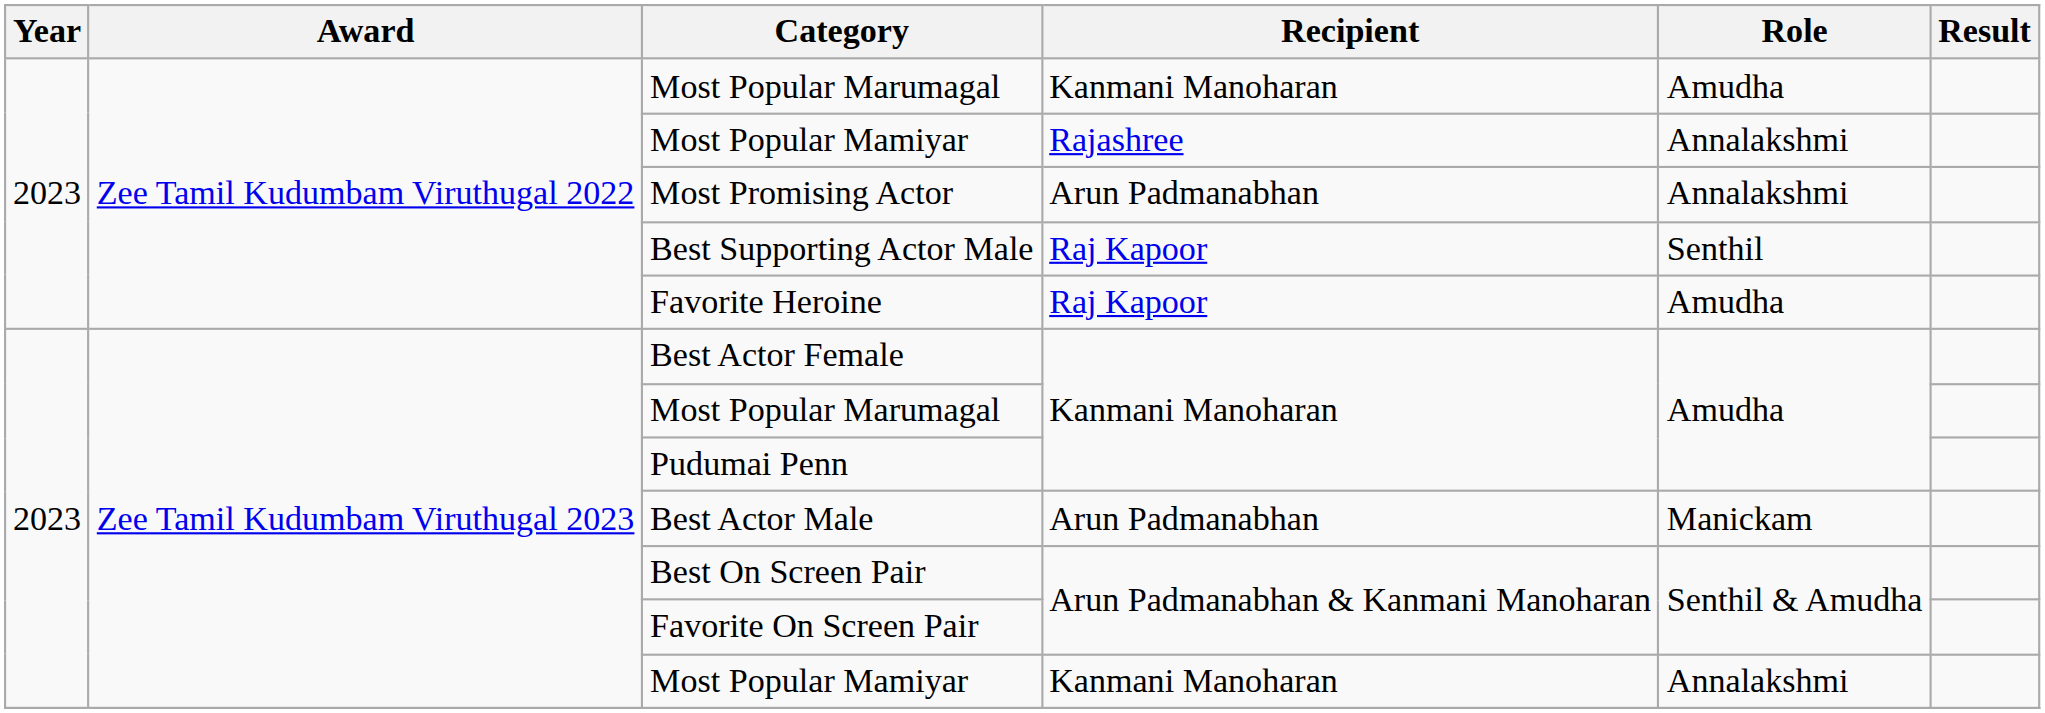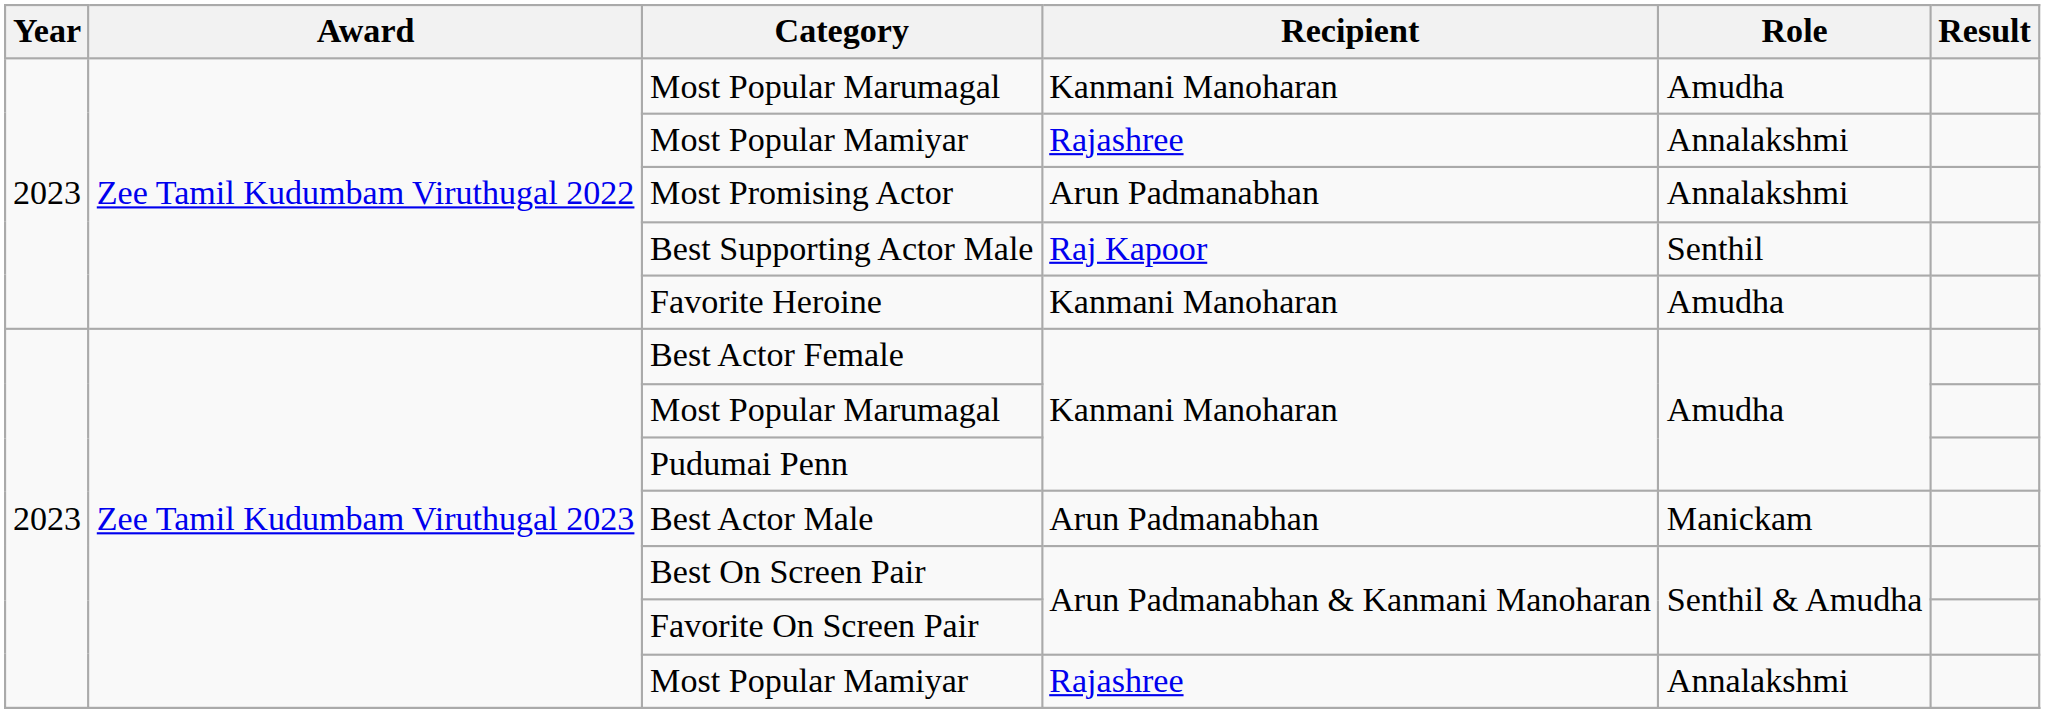(1128, 301) Raj Kapoor -> (1194, 301) Kanmani Manoharan
(1194, 680) Kanmani Manoharan -> (1116, 680) Rajashree
